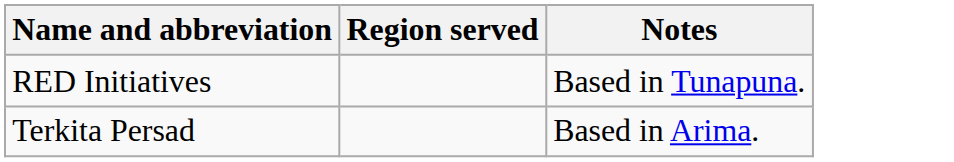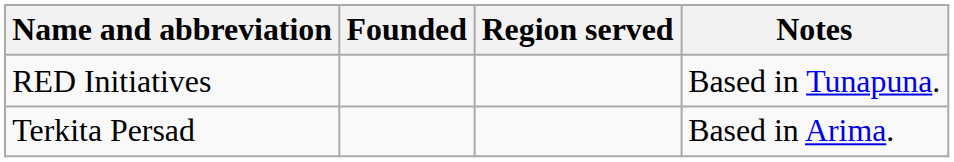+ column: (407, 29)
